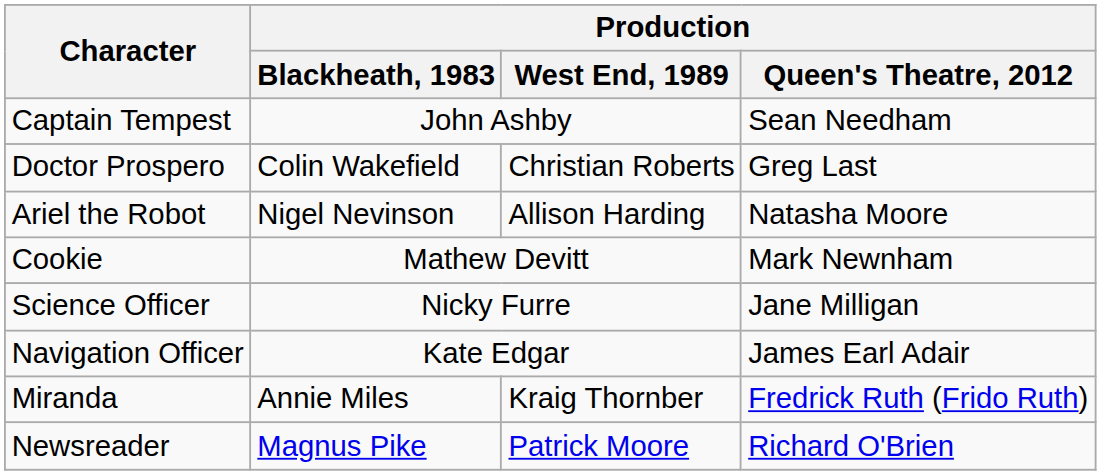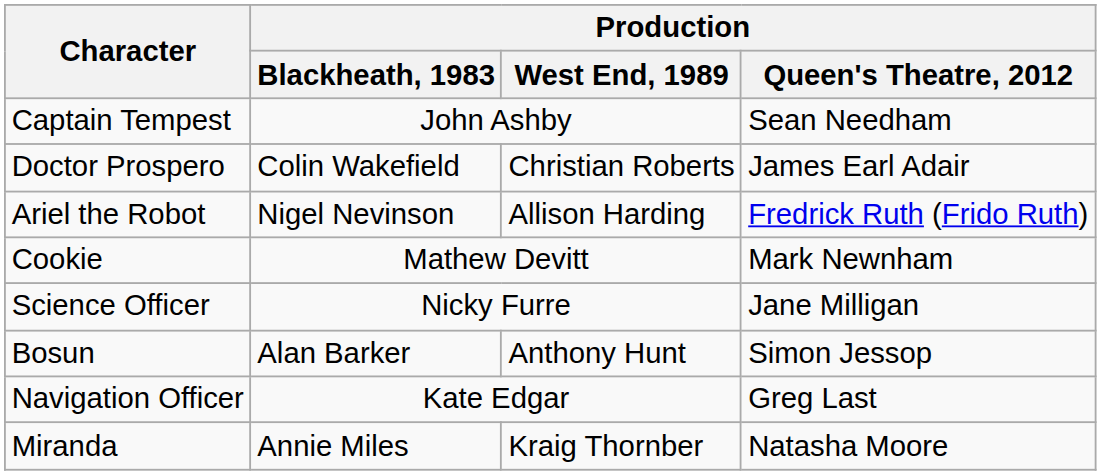(812, 167) Greg Last -> (859, 167) James Earl Adair
(848, 213) Natasha Moore -> (918, 213) Fredrick Ruth (Frido Ruth)
+ row: (53, 352)
(859, 352) James Earl Adair -> (812, 399) Greg Last
(918, 399) Fredrick Ruth (Frido Ruth) -> (848, 445) Natasha Moore
- row: (91, 445)
